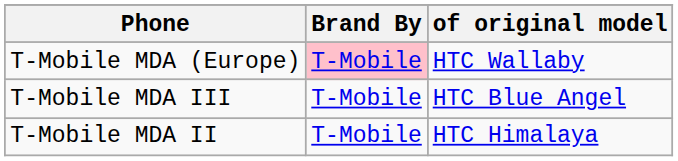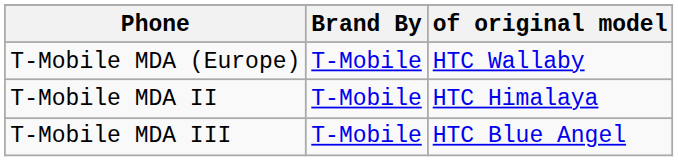(367, 61) pink background -> (367, 61) no background
rows swapped: (114, 136) <-> (121, 99)
